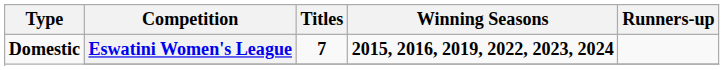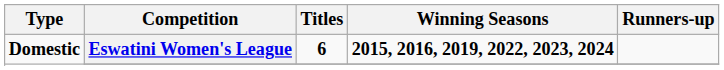(322, 49) 7 -> (322, 49) 6
